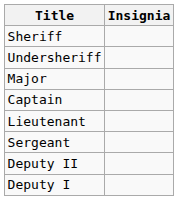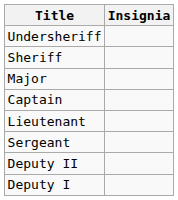rows swapped: (35, 36) <-> (55, 57)
